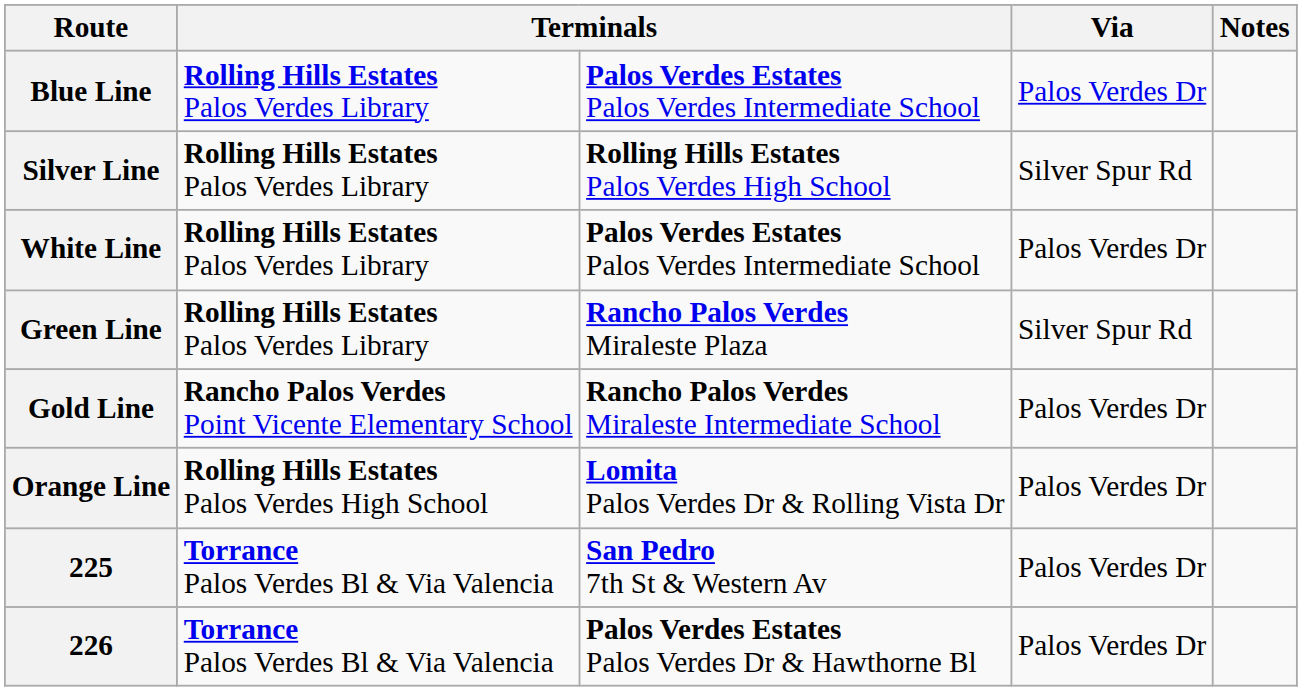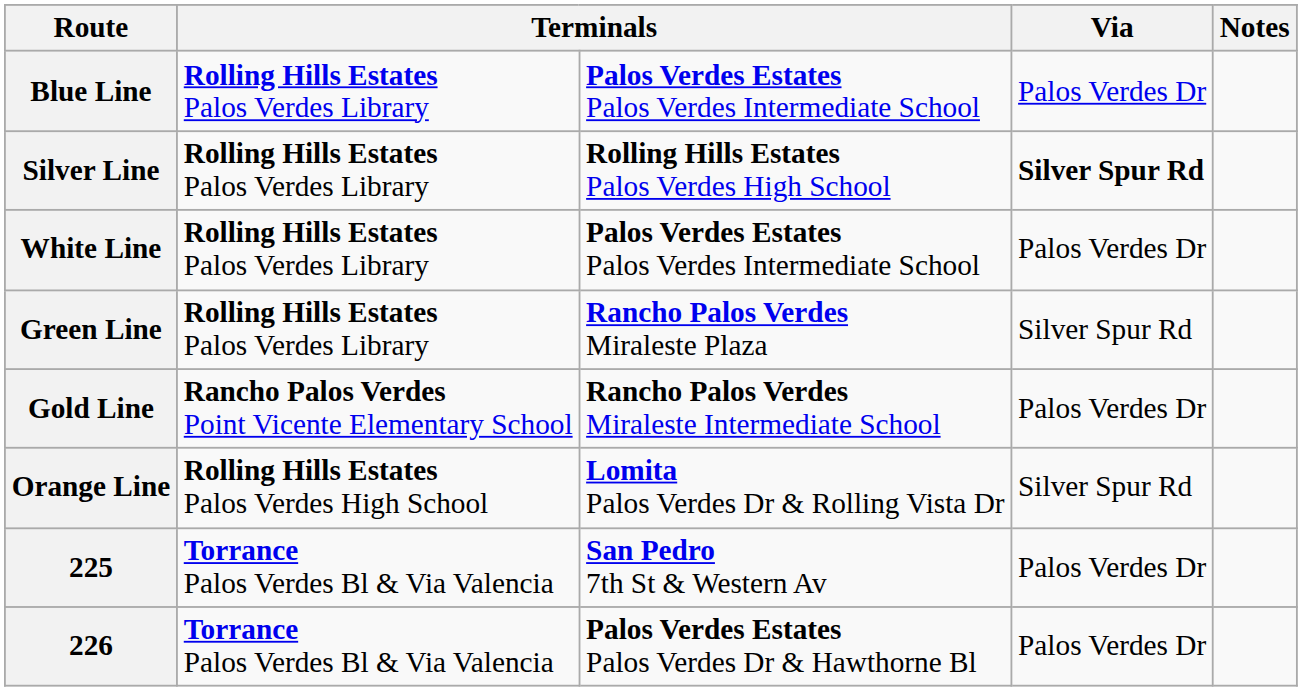(1105, 170) normal -> (1111, 170) bold
(1112, 487) Palos Verdes Dr -> (1105, 487) Silver Spur Rd
